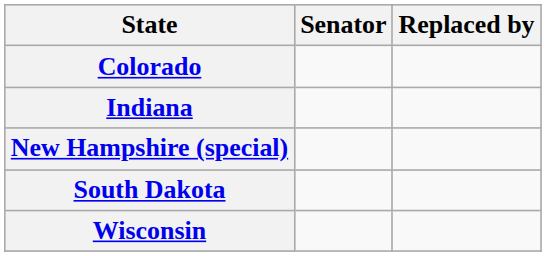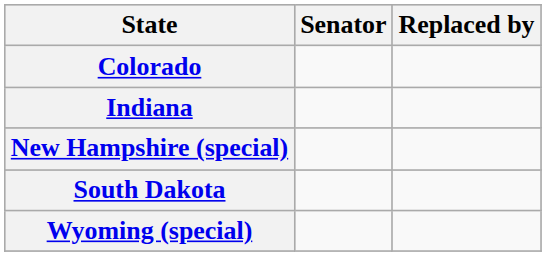- row: (149, 230)
+ row: (149, 230)
